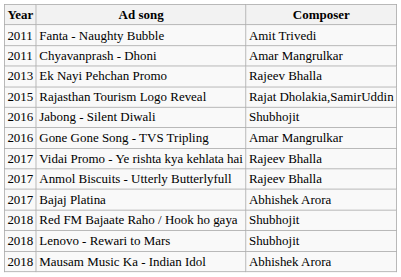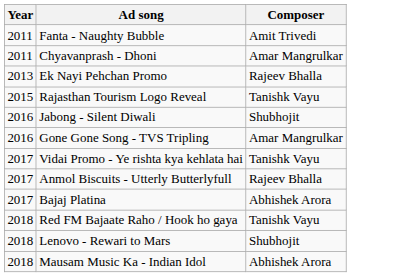(321, 96) Rajat Dholakia,SamirUddin -> (284, 96) Tanishk Vayu
(285, 158) Rajeev Bhalla -> (284, 158) Tanishk Vayu
(274, 220) Shubhojit -> (284, 220) Tanishk Vayu
